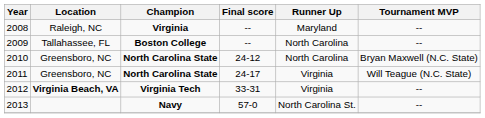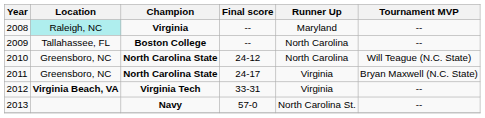(76, 27) no background -> (76, 27) paleturquoise background
(419, 58) Bryan Maxwell (N.C. State) -> (419, 58) Will Teague (N.C. State)
(419, 74) Will Teague (N.C. State) -> (419, 74) Bryan Maxwell (N.C. State)
